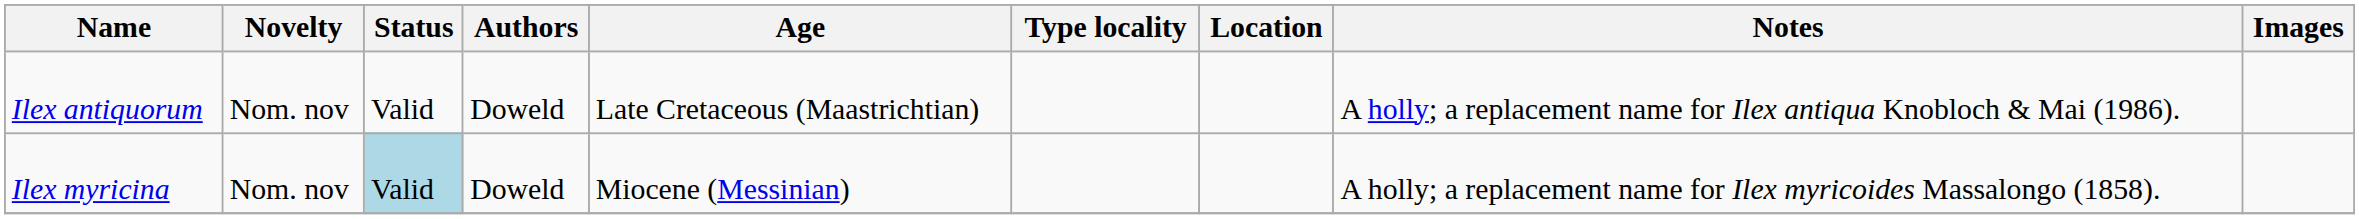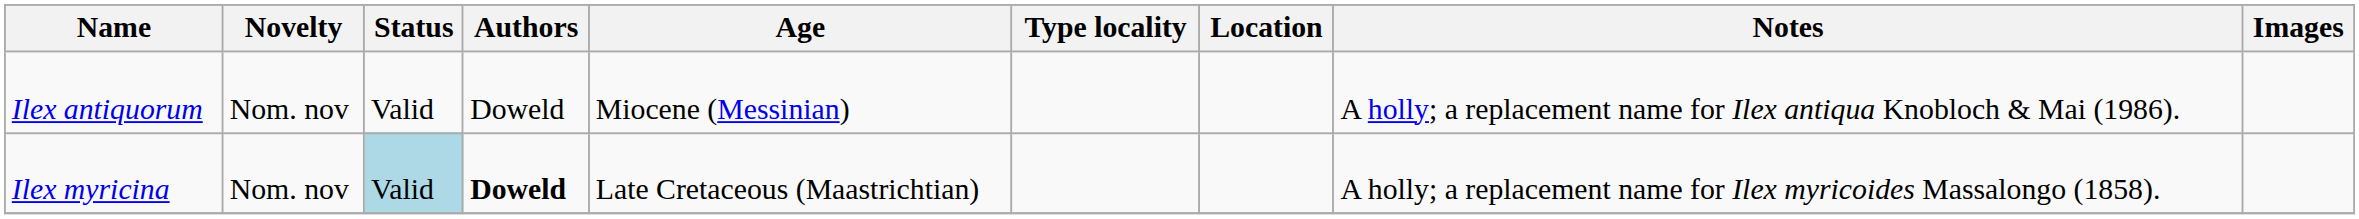(787, 108) Late Cretaceous (Maastrichtian) -> (723, 108) Miocene (Messinian)
(517, 189) normal -> (518, 189) bold
(723, 189) Miocene (Messinian) -> (787, 189) Late Cretaceous (Maastrichtian)
